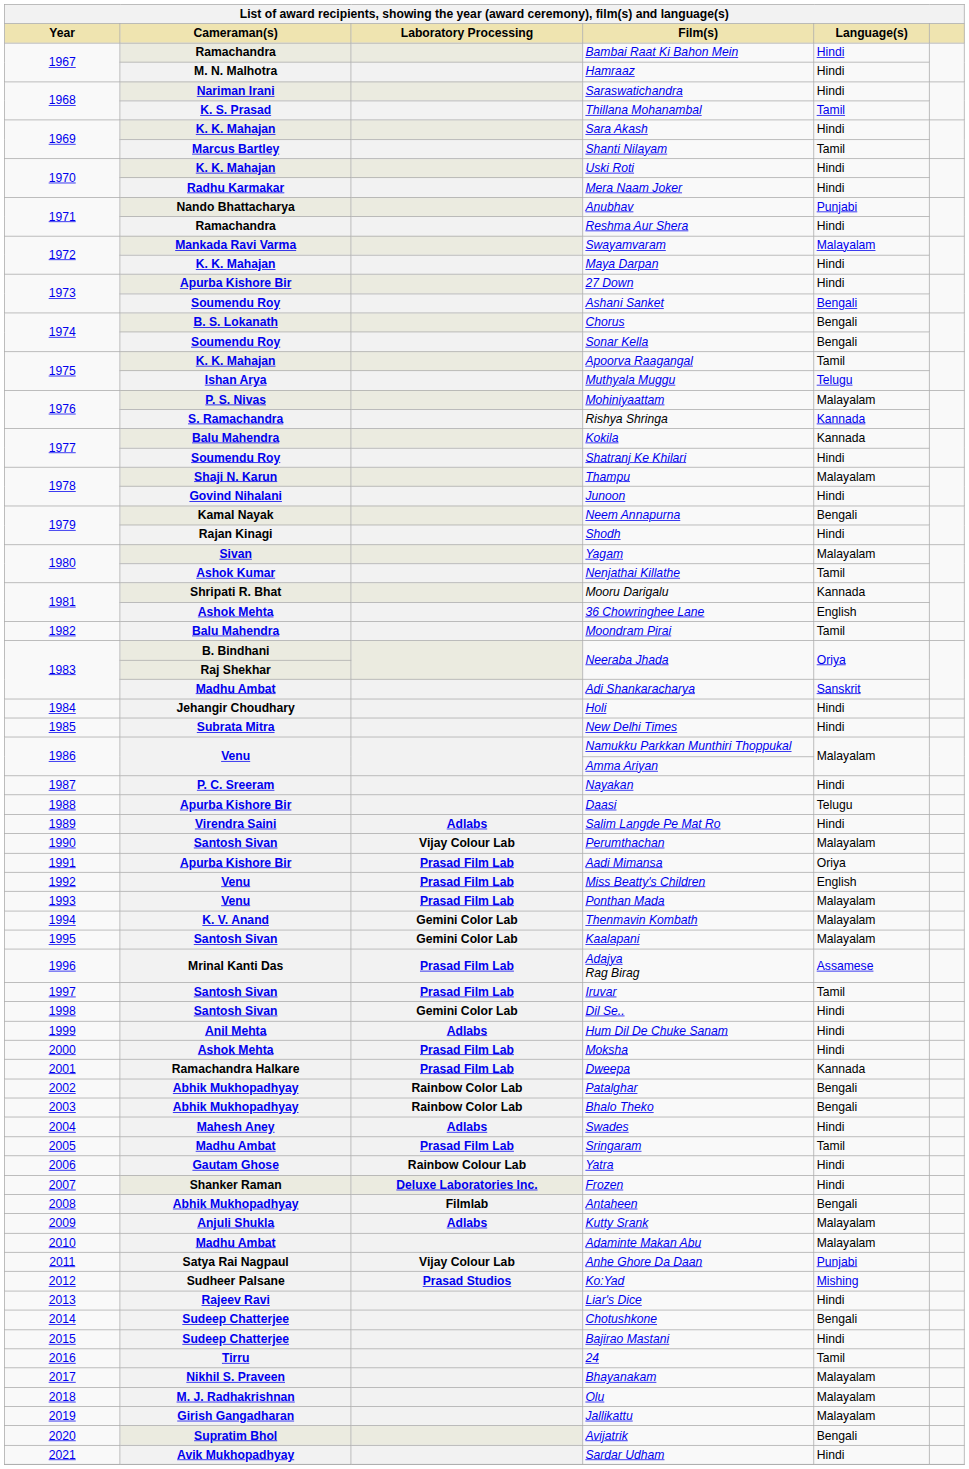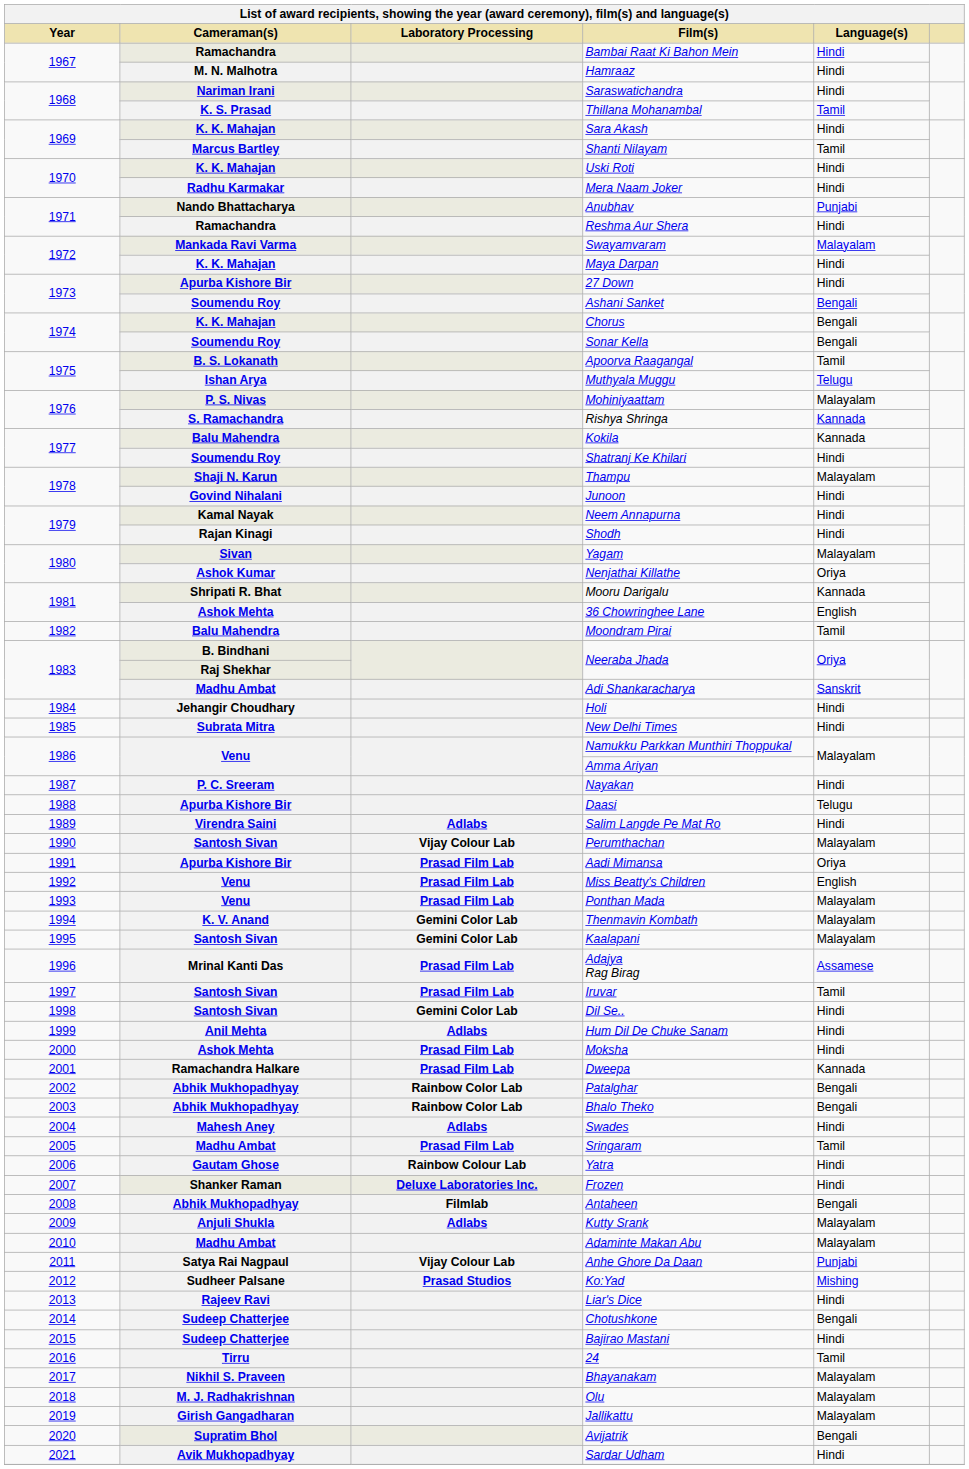(236, 322) B. S. Lokanath -> (236, 322) K. K. Mahajan
(236, 361) K. K. Mahajan -> (236, 361) B. S. Lokanath
(837, 515) Bengali -> (831, 515) Hindi
(831, 573) Tamil -> (831, 573) Oriya
